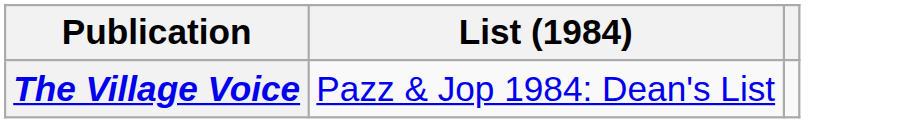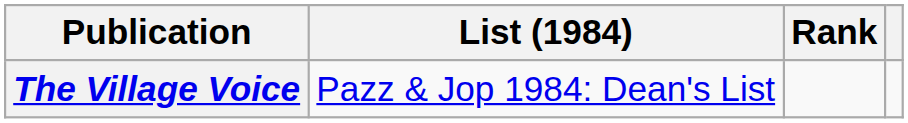+ column: (834, 32)
